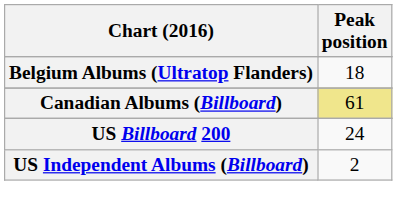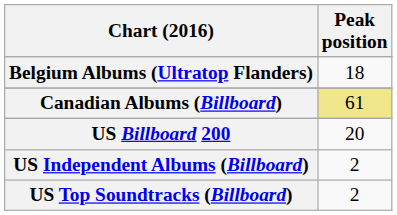(355, 133) 24 -> (355, 133) 20
+ row: (161, 195)
